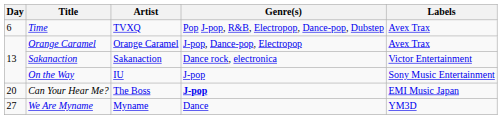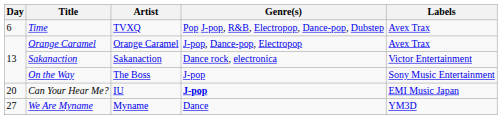(118, 75) IU -> (132, 75) The Boss
(132, 91) The Boss -> (118, 91) IU
